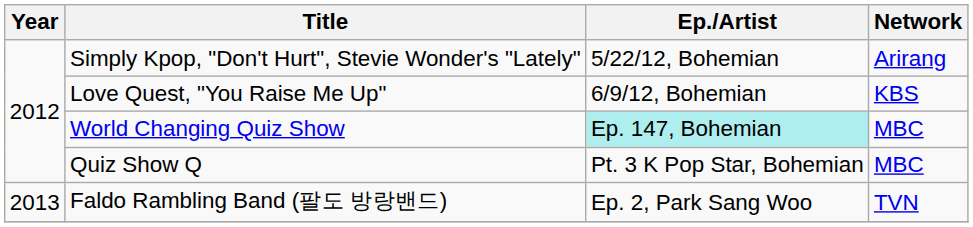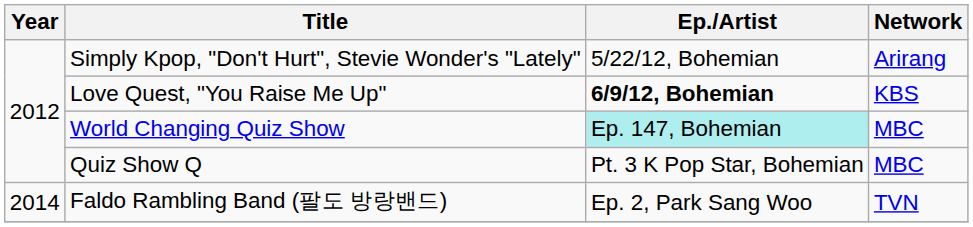(679, 93) normal -> (682, 93) bold
(35, 201) 2013 -> (35, 201) 2014
